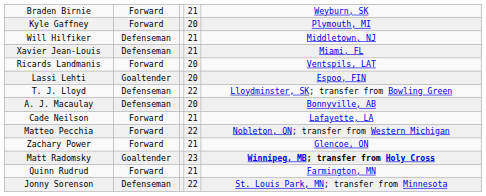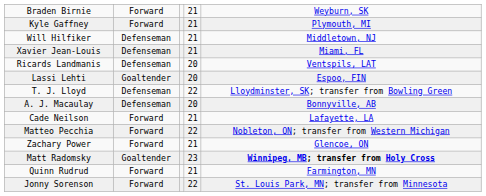(193, 24) 20 -> (193, 24) 21
(146, 64) Forward -> (146, 64) Defenseman
(146, 185) Defenseman -> (146, 185) Forward
